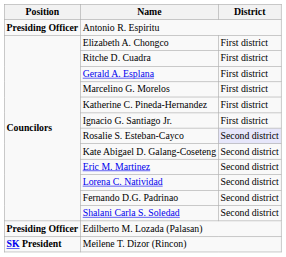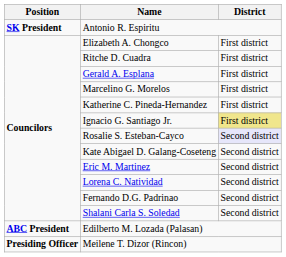(42, 27) Presiding Officer -> (34, 27) SK President
(244, 120) no background -> (244, 120) khaki background
(42, 228) Presiding Officer -> (38, 228) ABC President
(34, 244) SK President -> (42, 244) Presiding Officer
